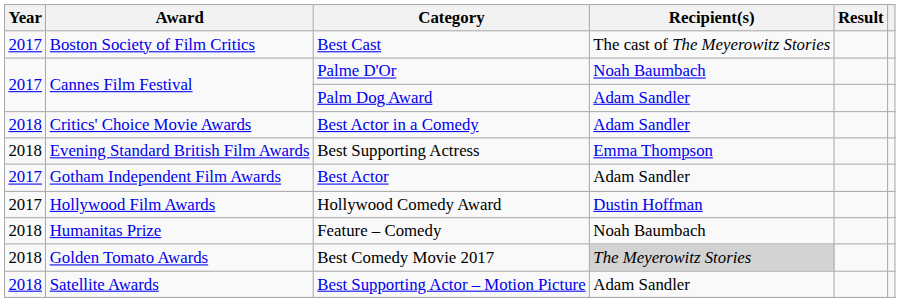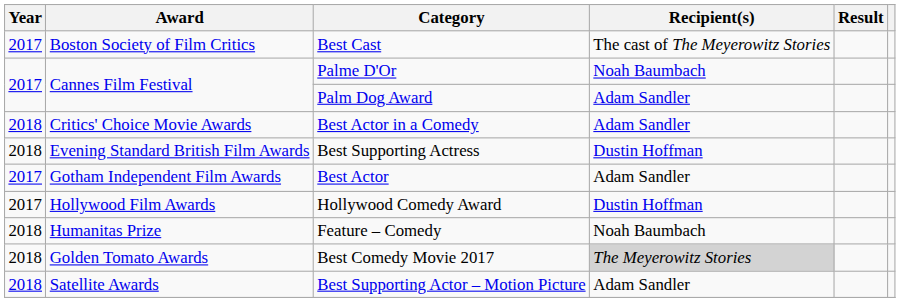(653, 151) Emma Thompson -> (648, 151) Dustin Hoffman
